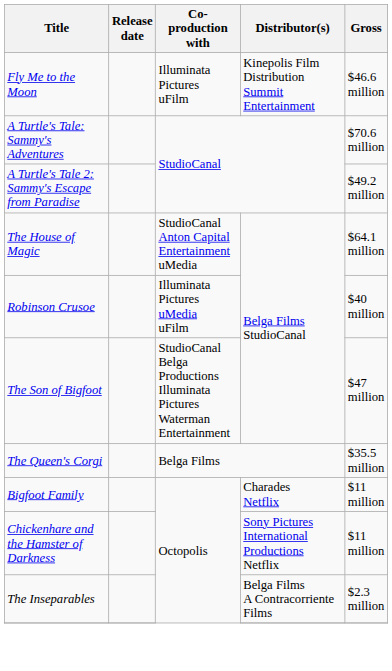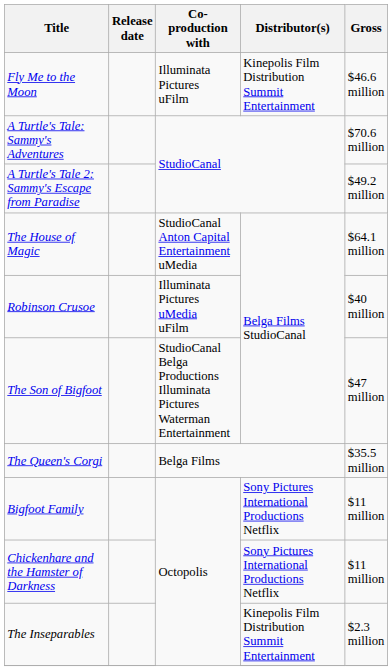(267, 494) Charades Netflix -> (278, 509) Sony Pictures International Productions Netflix
(289, 598) Belga Films A Contracorriente Films -> (281, 634) Kinepolis Film Distribution Summit Entertainment
